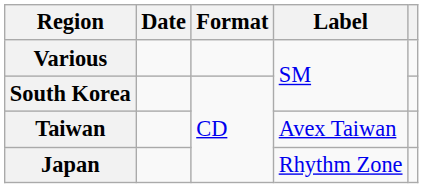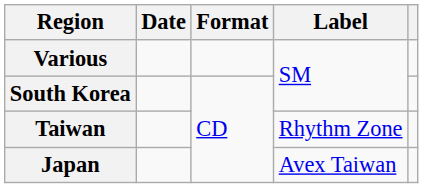(338, 128) Avex Taiwan -> (341, 128) Rhythm Zone
(341, 164) Rhythm Zone -> (338, 164) Avex Taiwan
